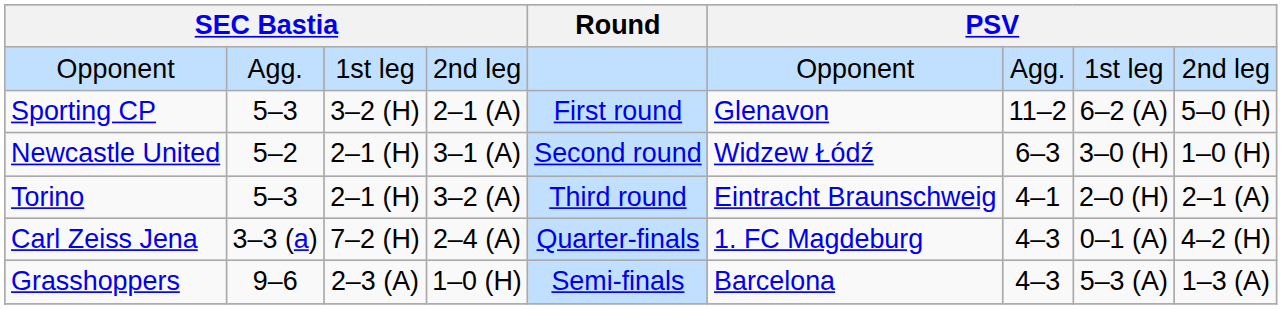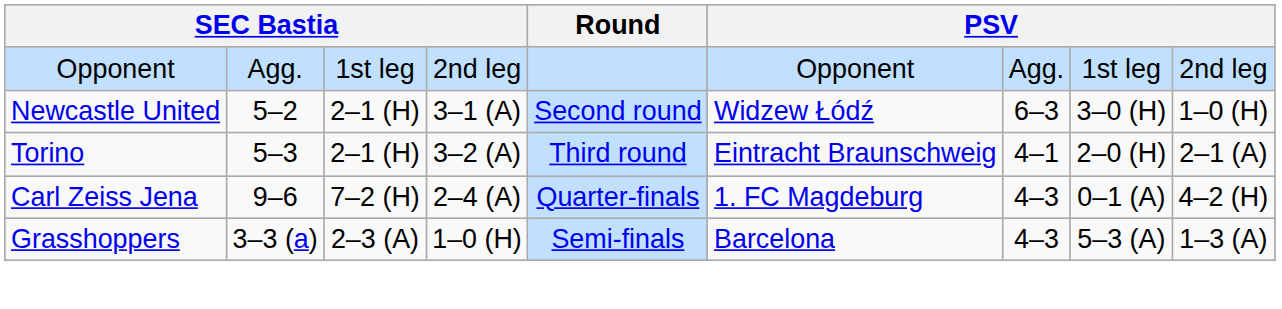- row: (83, 111)
(275, 238) 3–3 (a) -> (275, 196) 9–6
(275, 281) 9–6 -> (275, 238) 3–3 (a)
